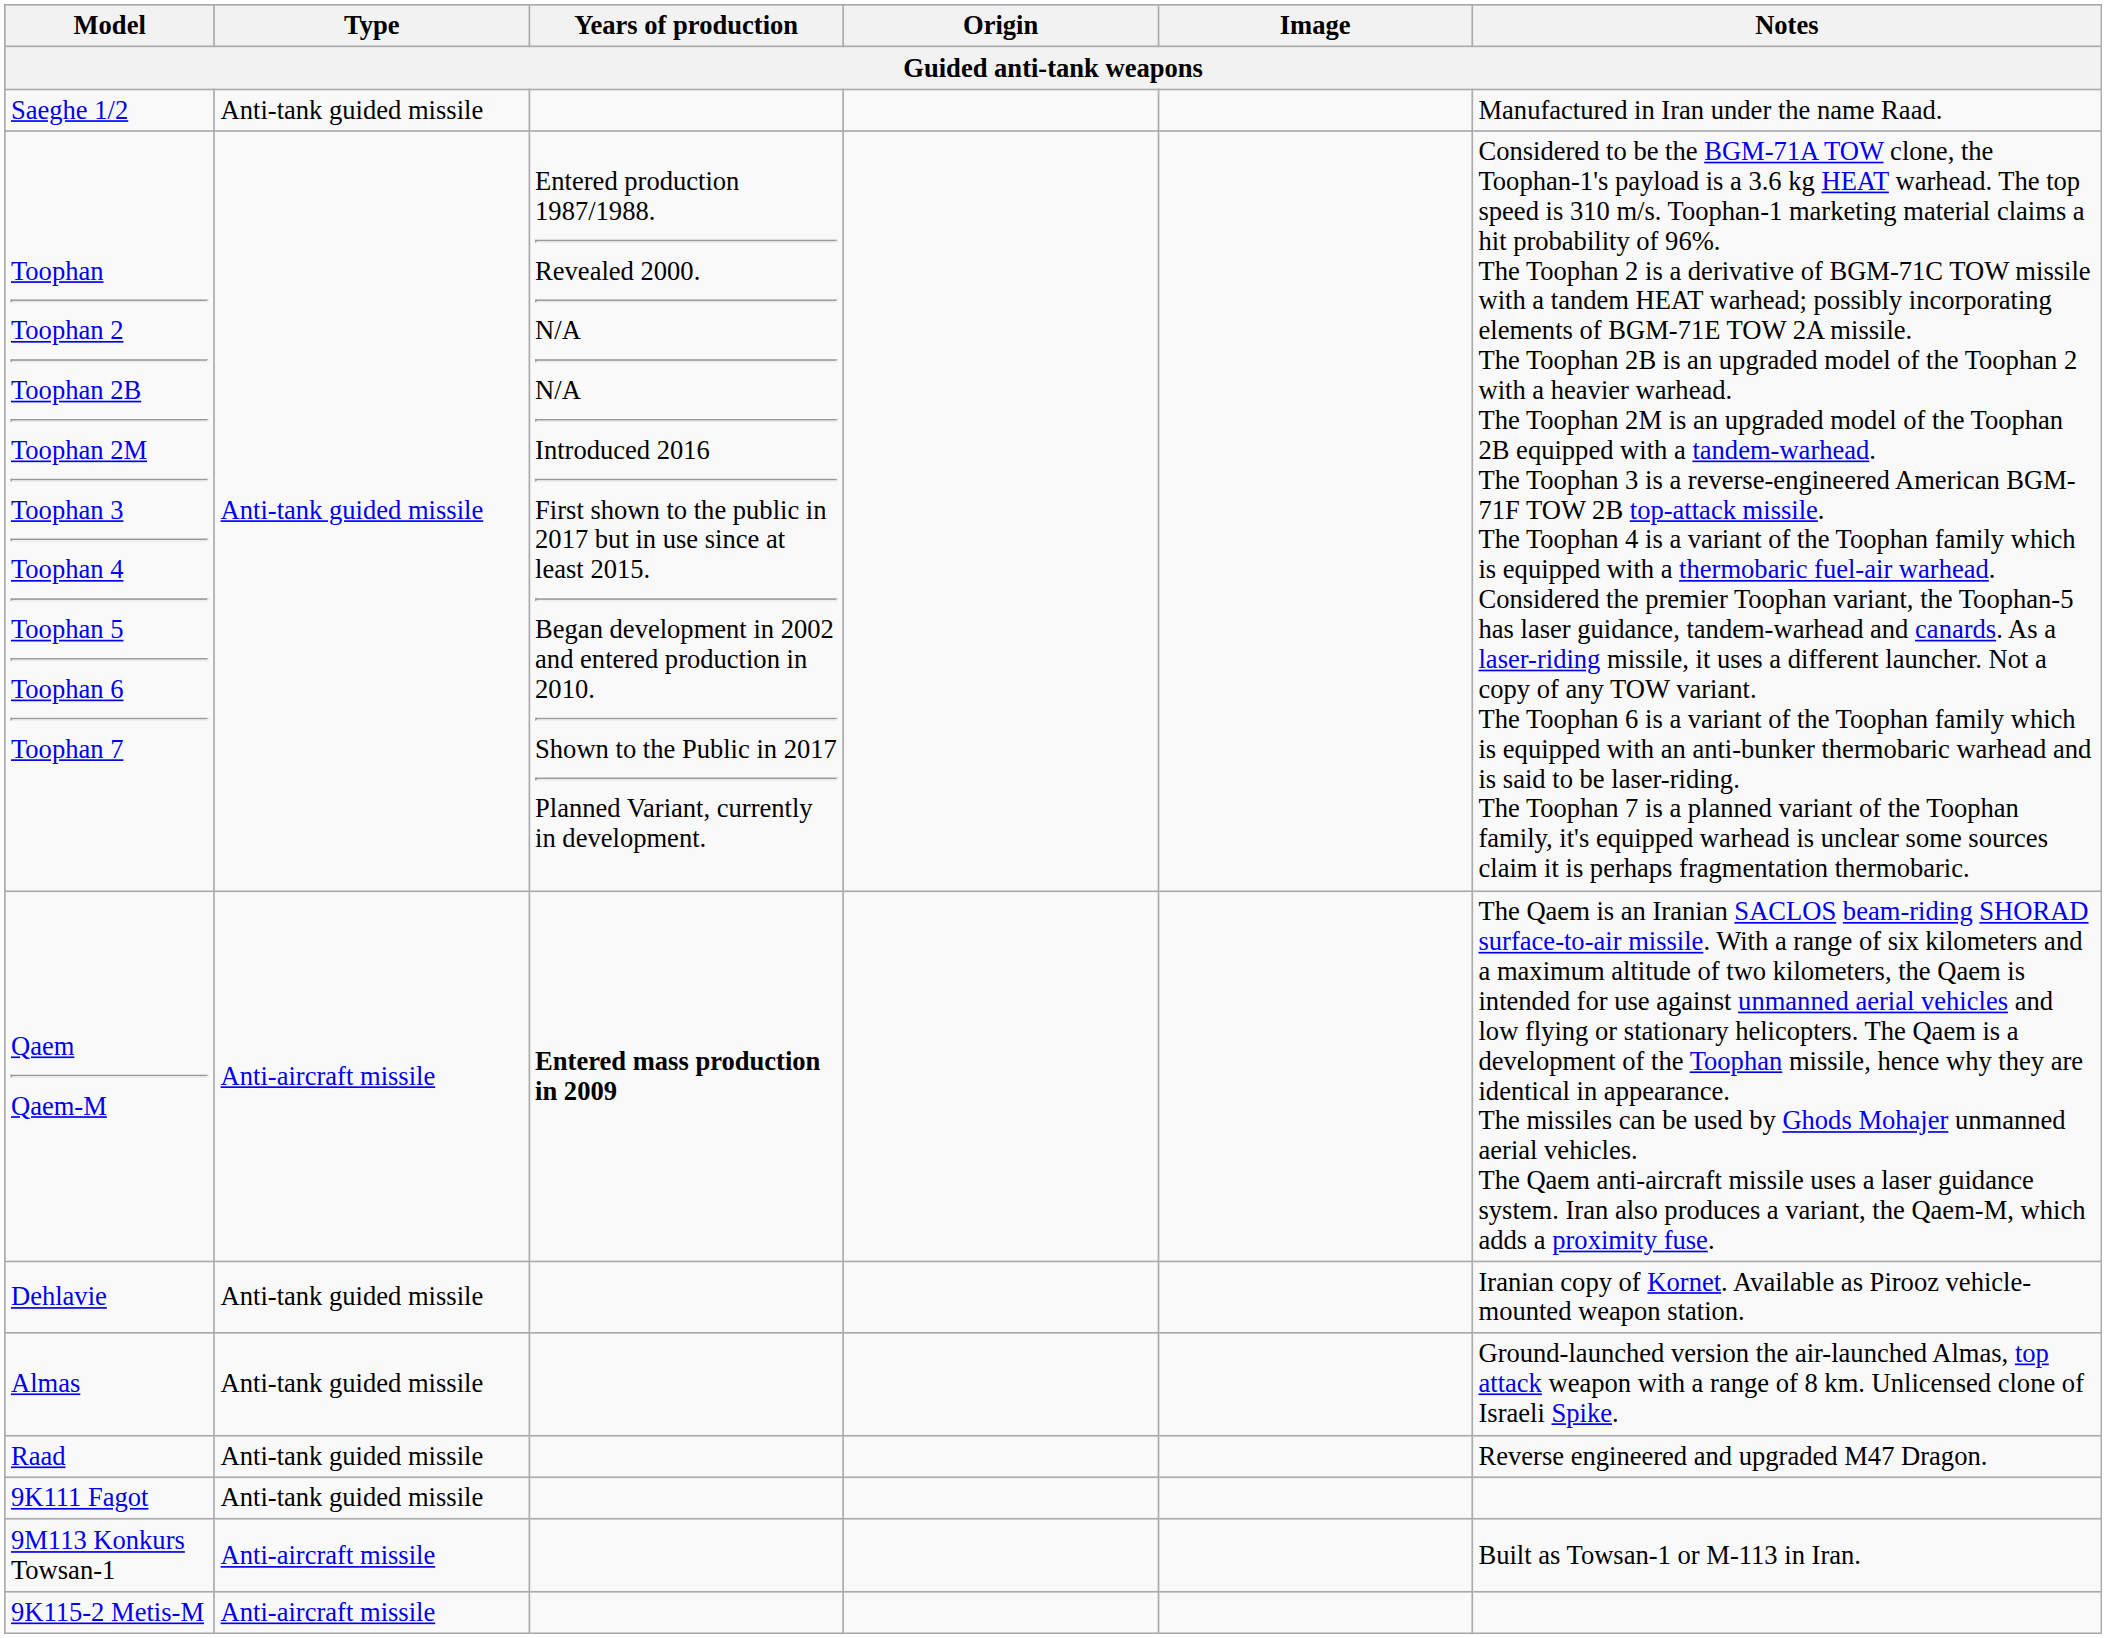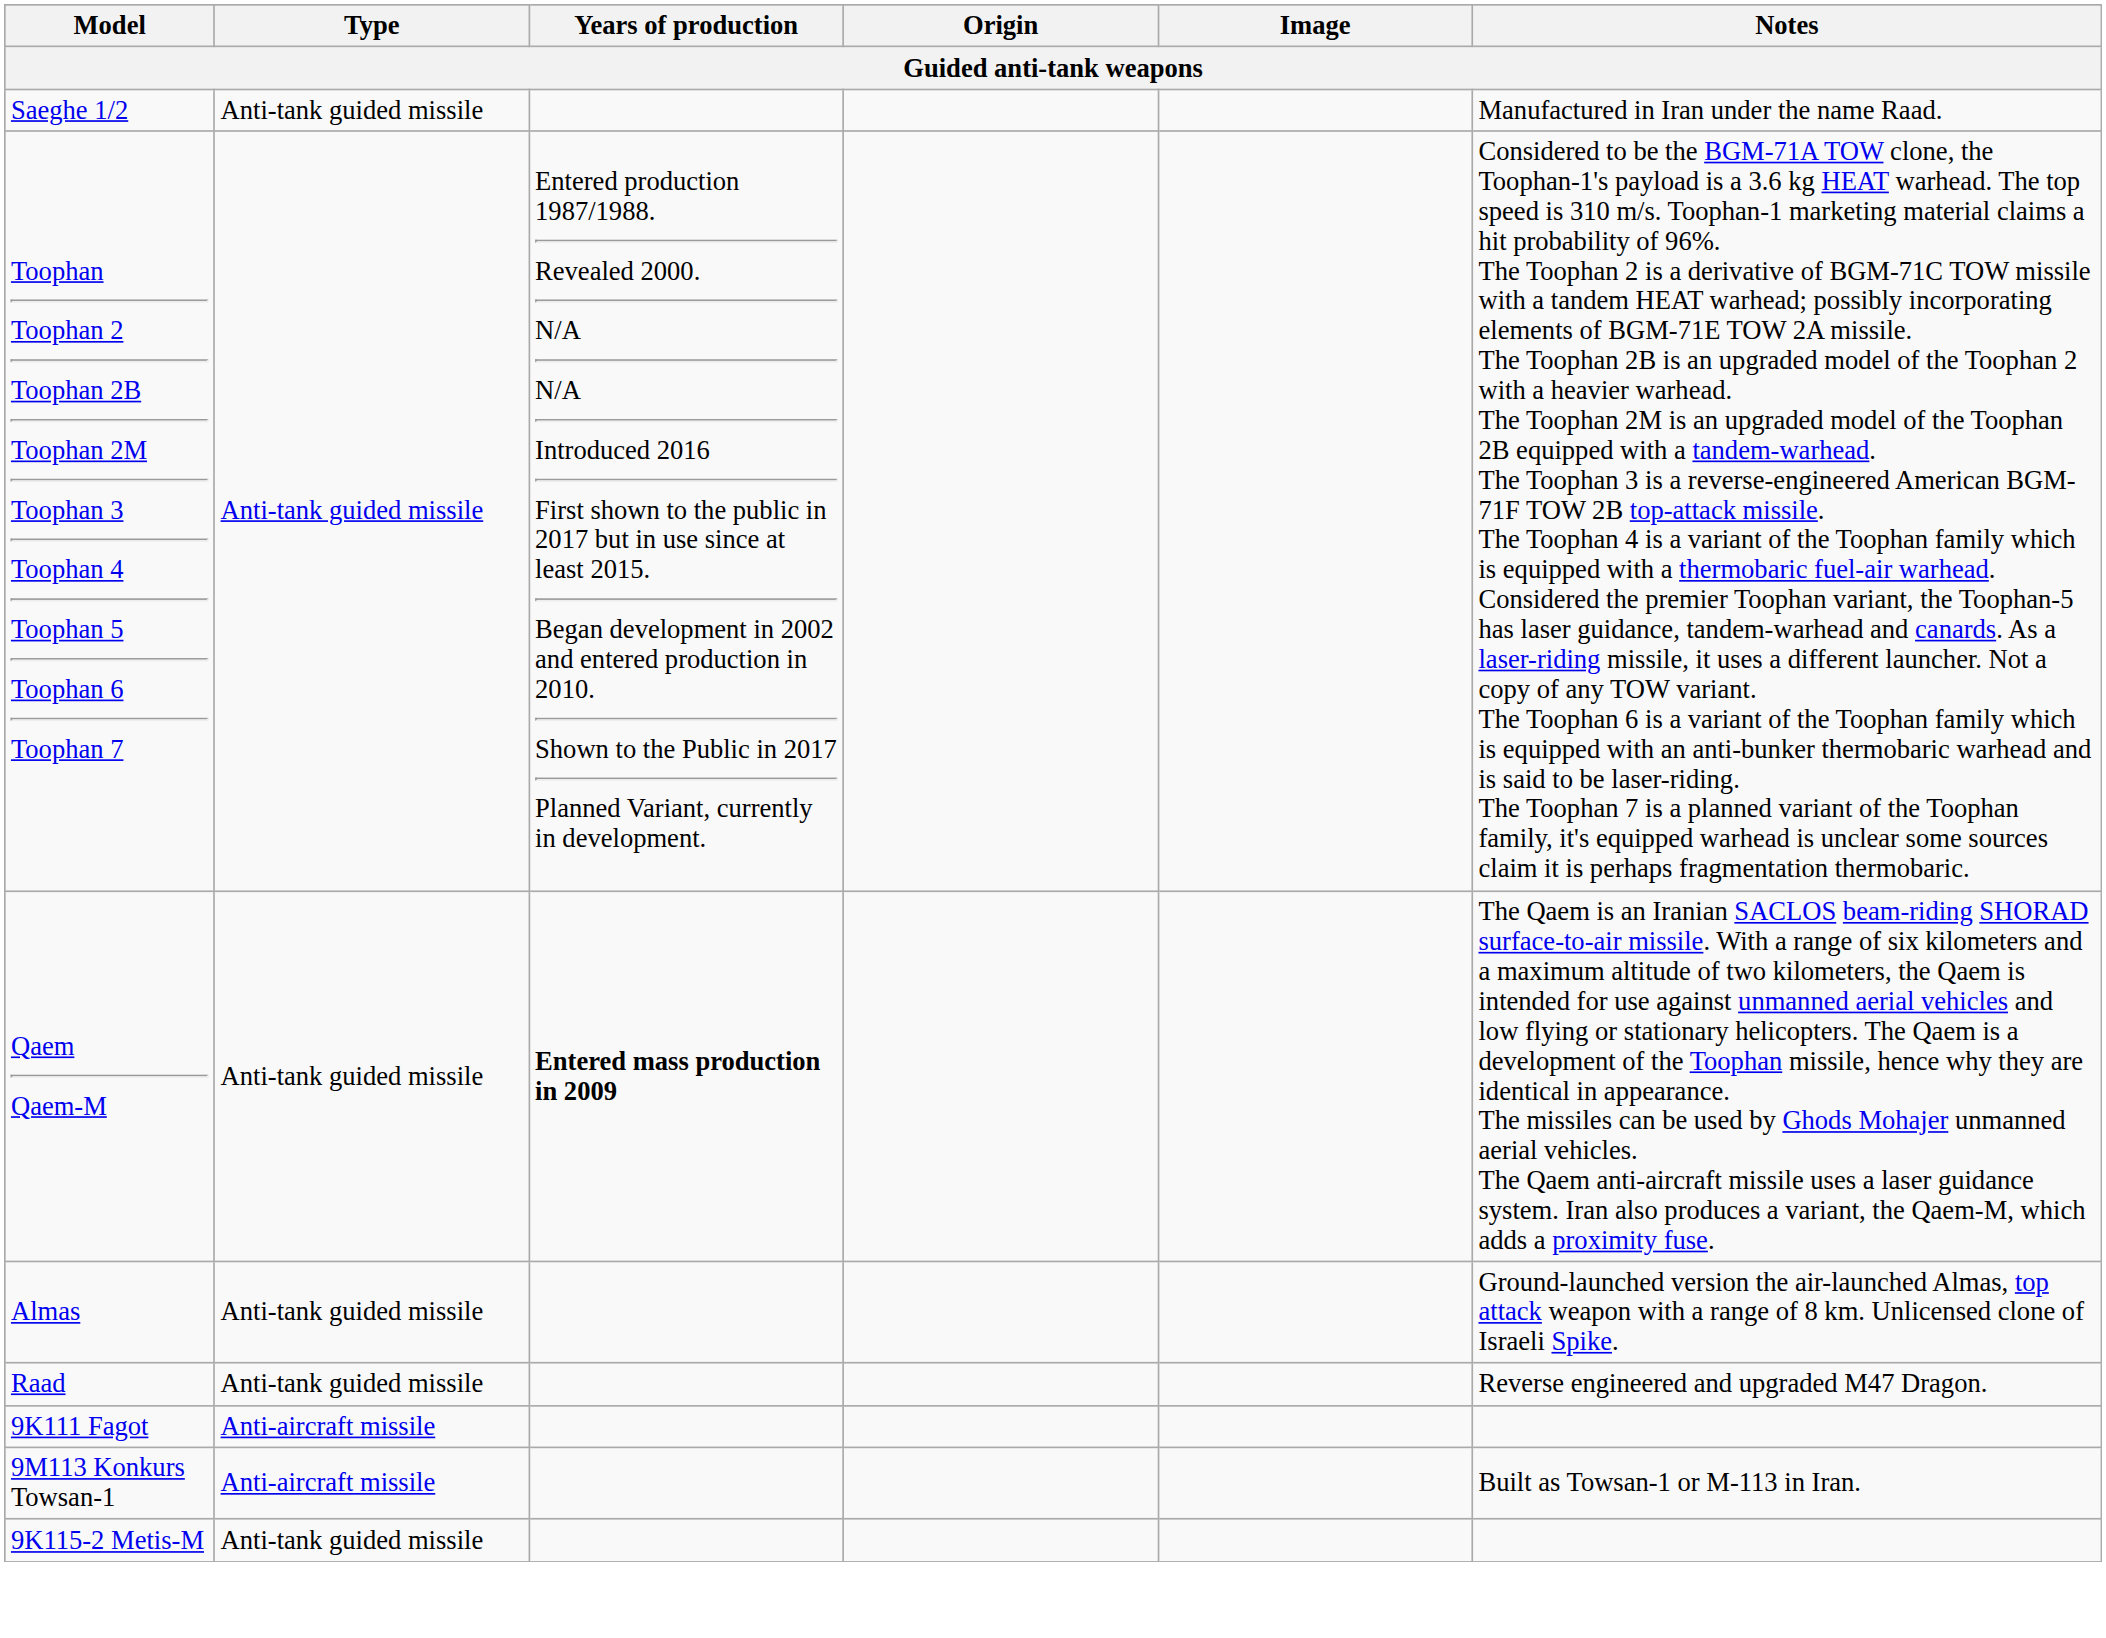(328, 1075) Anti-aircraft missile -> (352, 1075) Anti-tank guided missile
- row: (59, 1296)
(352, 1497) Anti-tank guided missile -> (328, 1425) Anti-aircraft missile
(328, 1612) Anti-aircraft missile -> (352, 1540) Anti-tank guided missile
